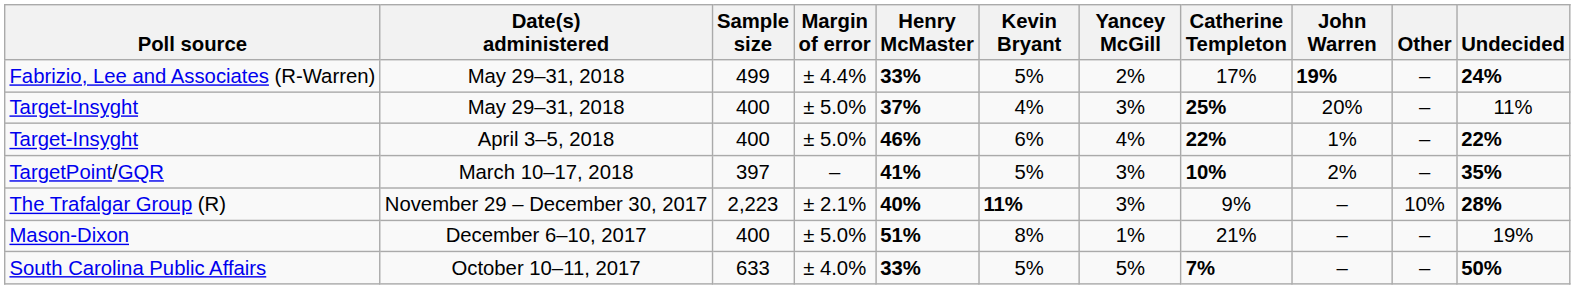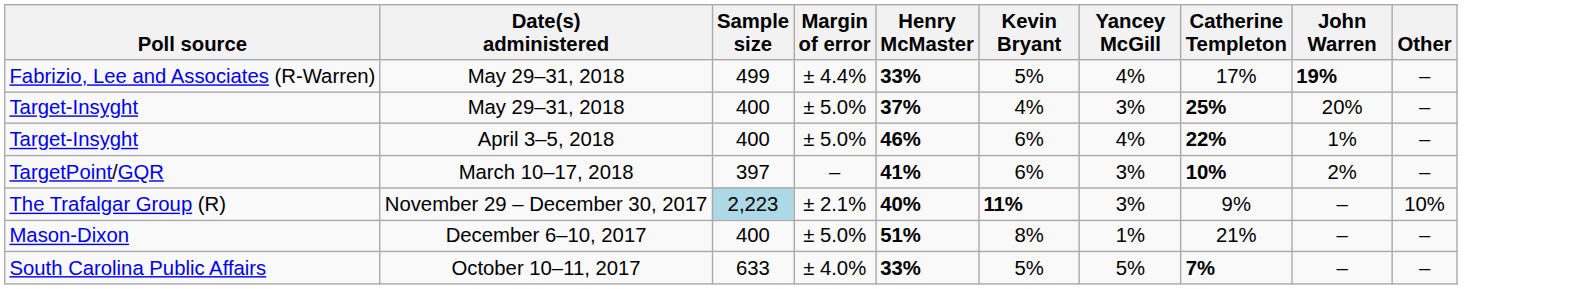- column: (1513, 44)
(1130, 76) 2% -> (1130, 76) 4%
(1029, 172) 5% -> (1029, 172) 6%
(753, 204) no background -> (753, 204) lightblue background
